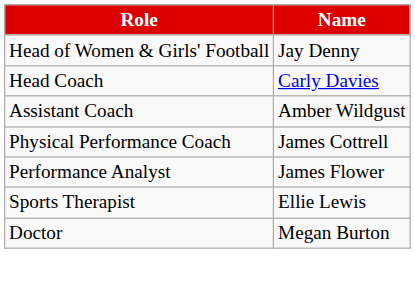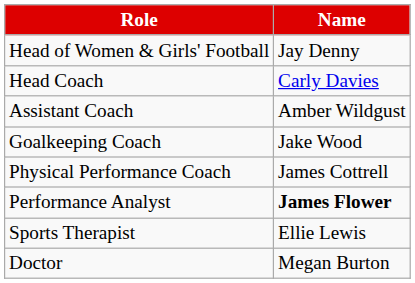+ row: (85, 141)
(331, 171) normal -> (335, 202) bold
